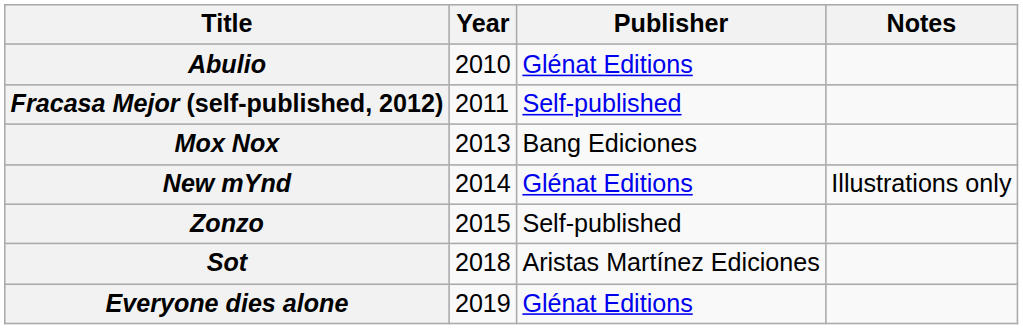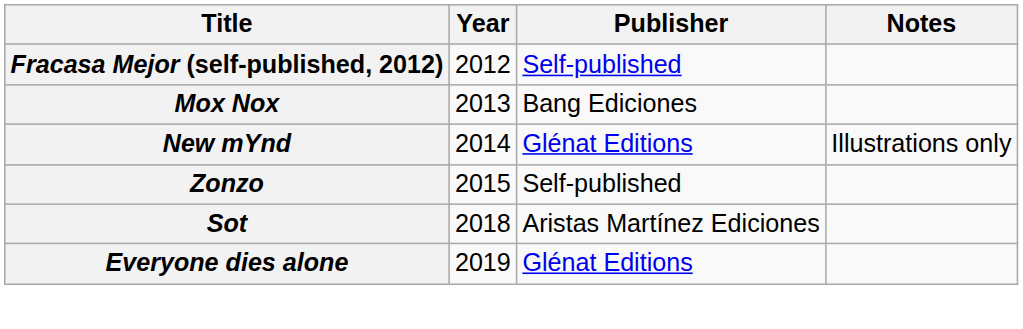- row: (227, 64)
(482, 104) 2011 -> (483, 64) 2012
